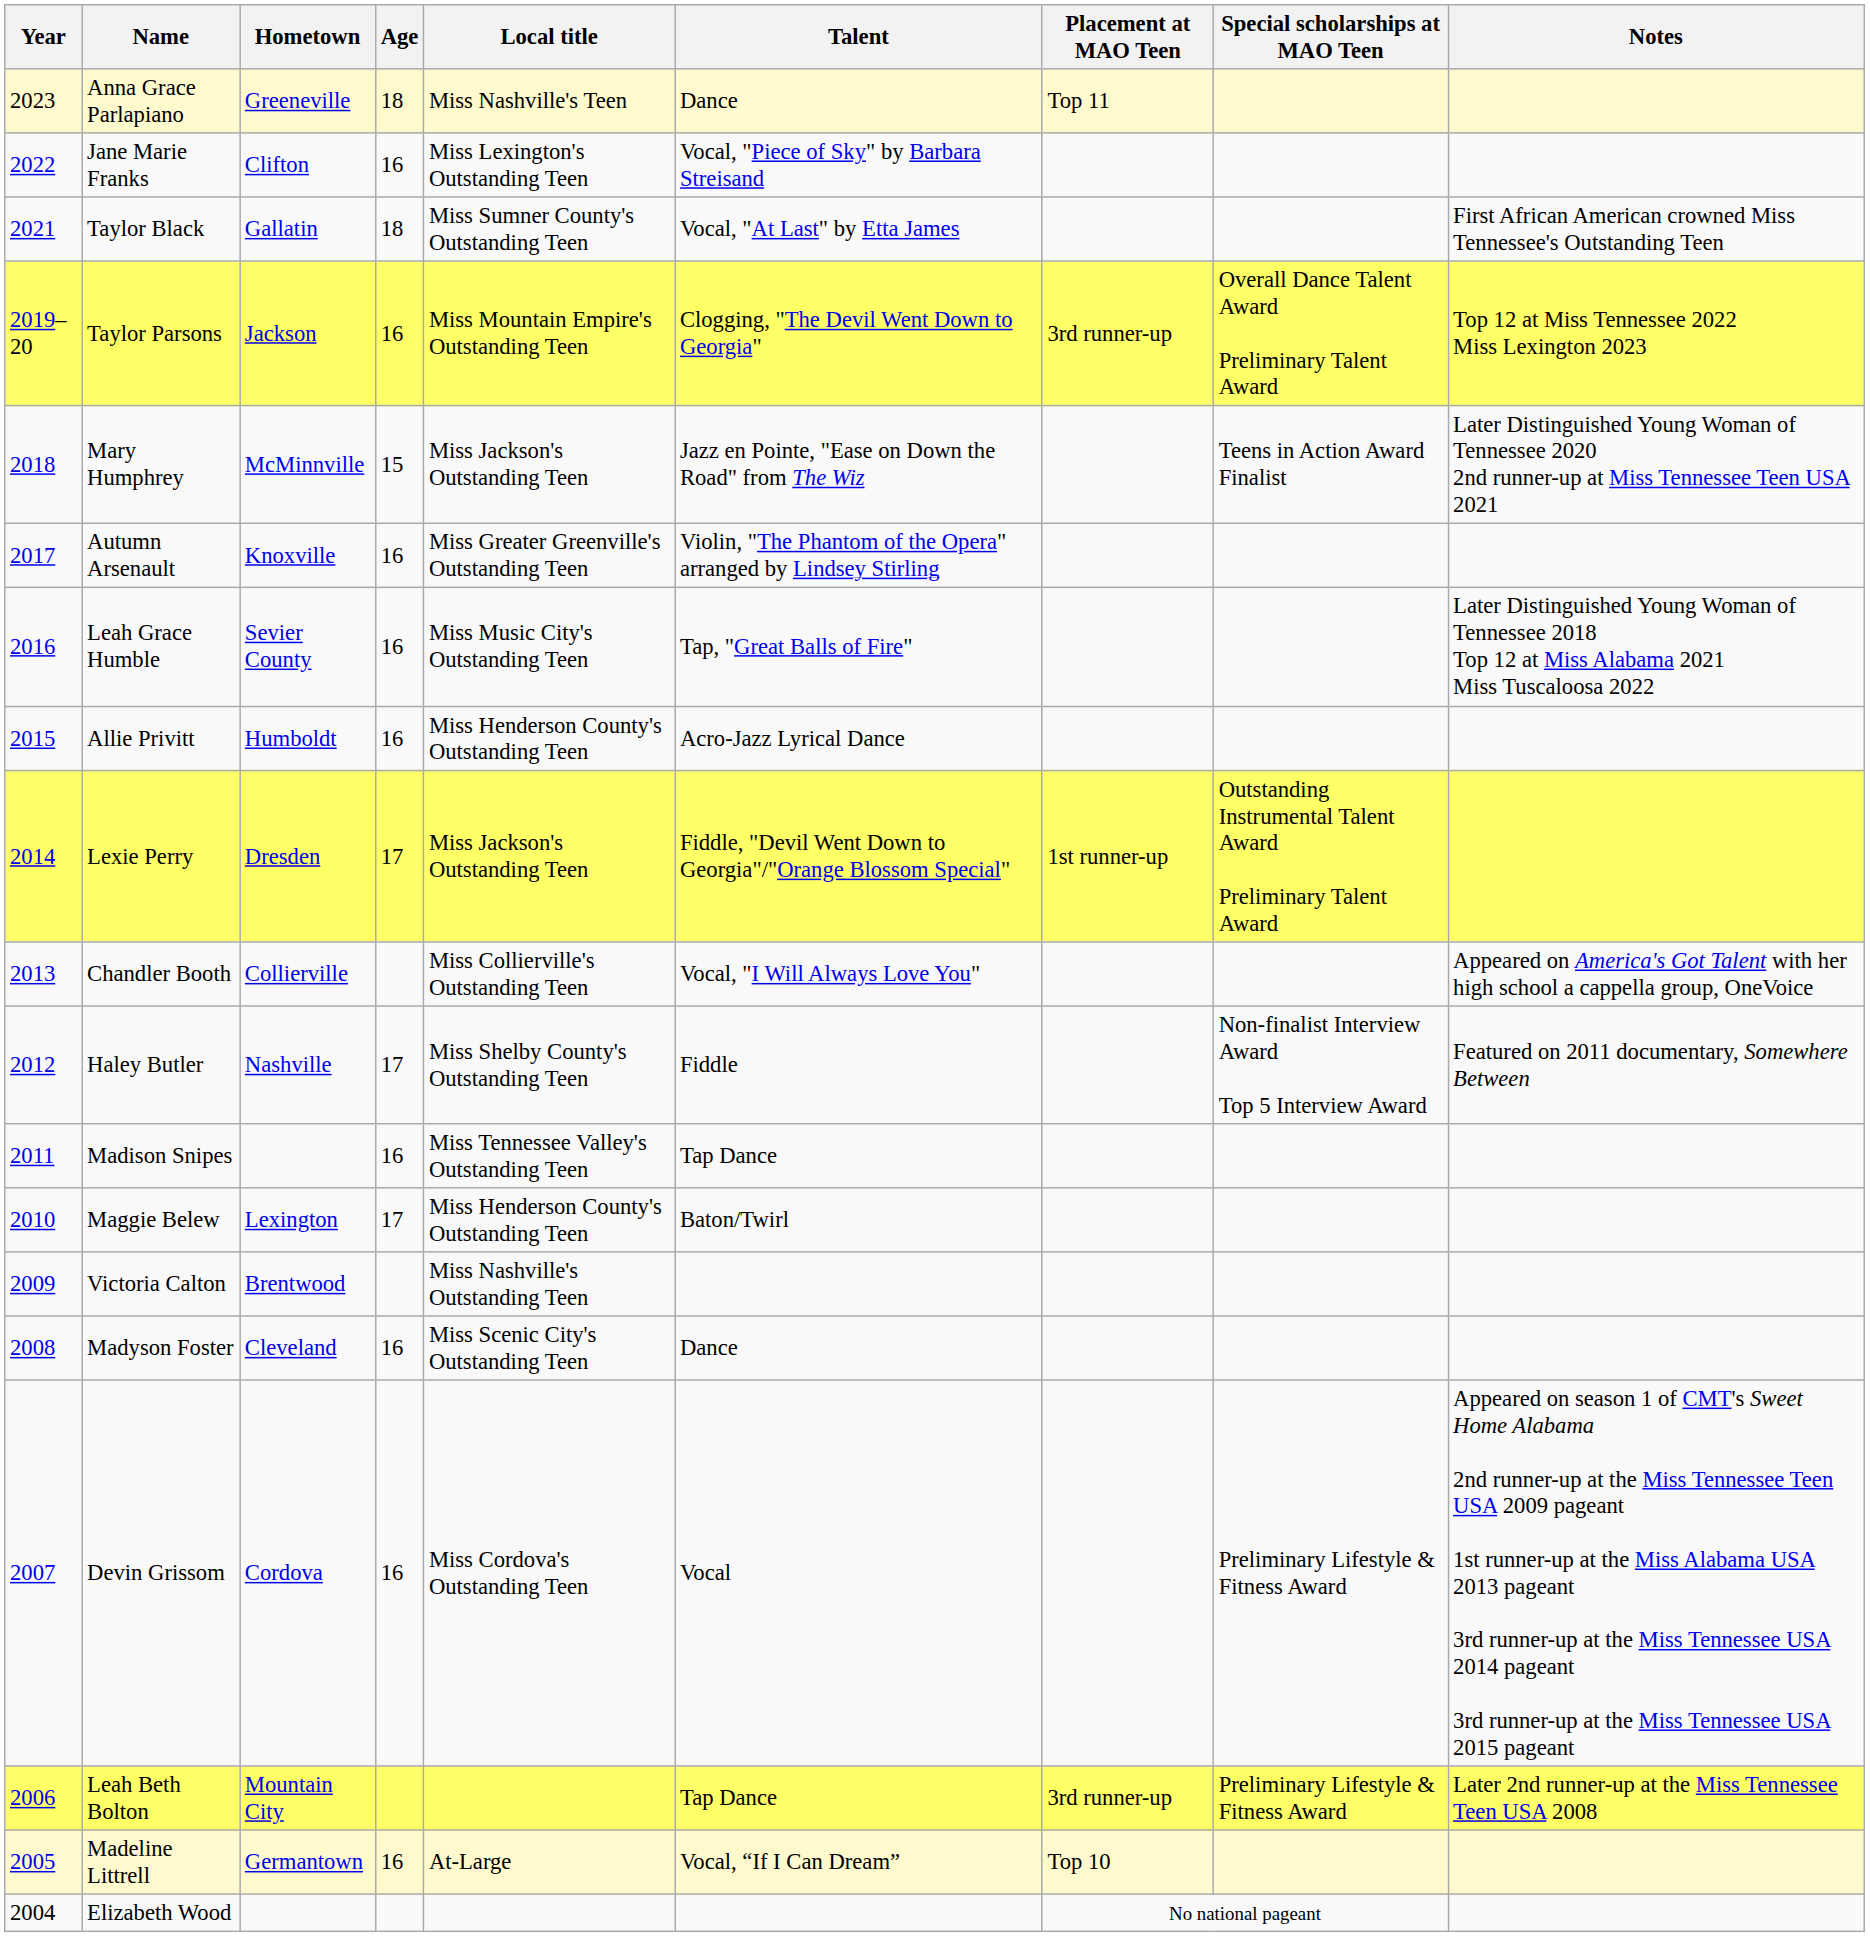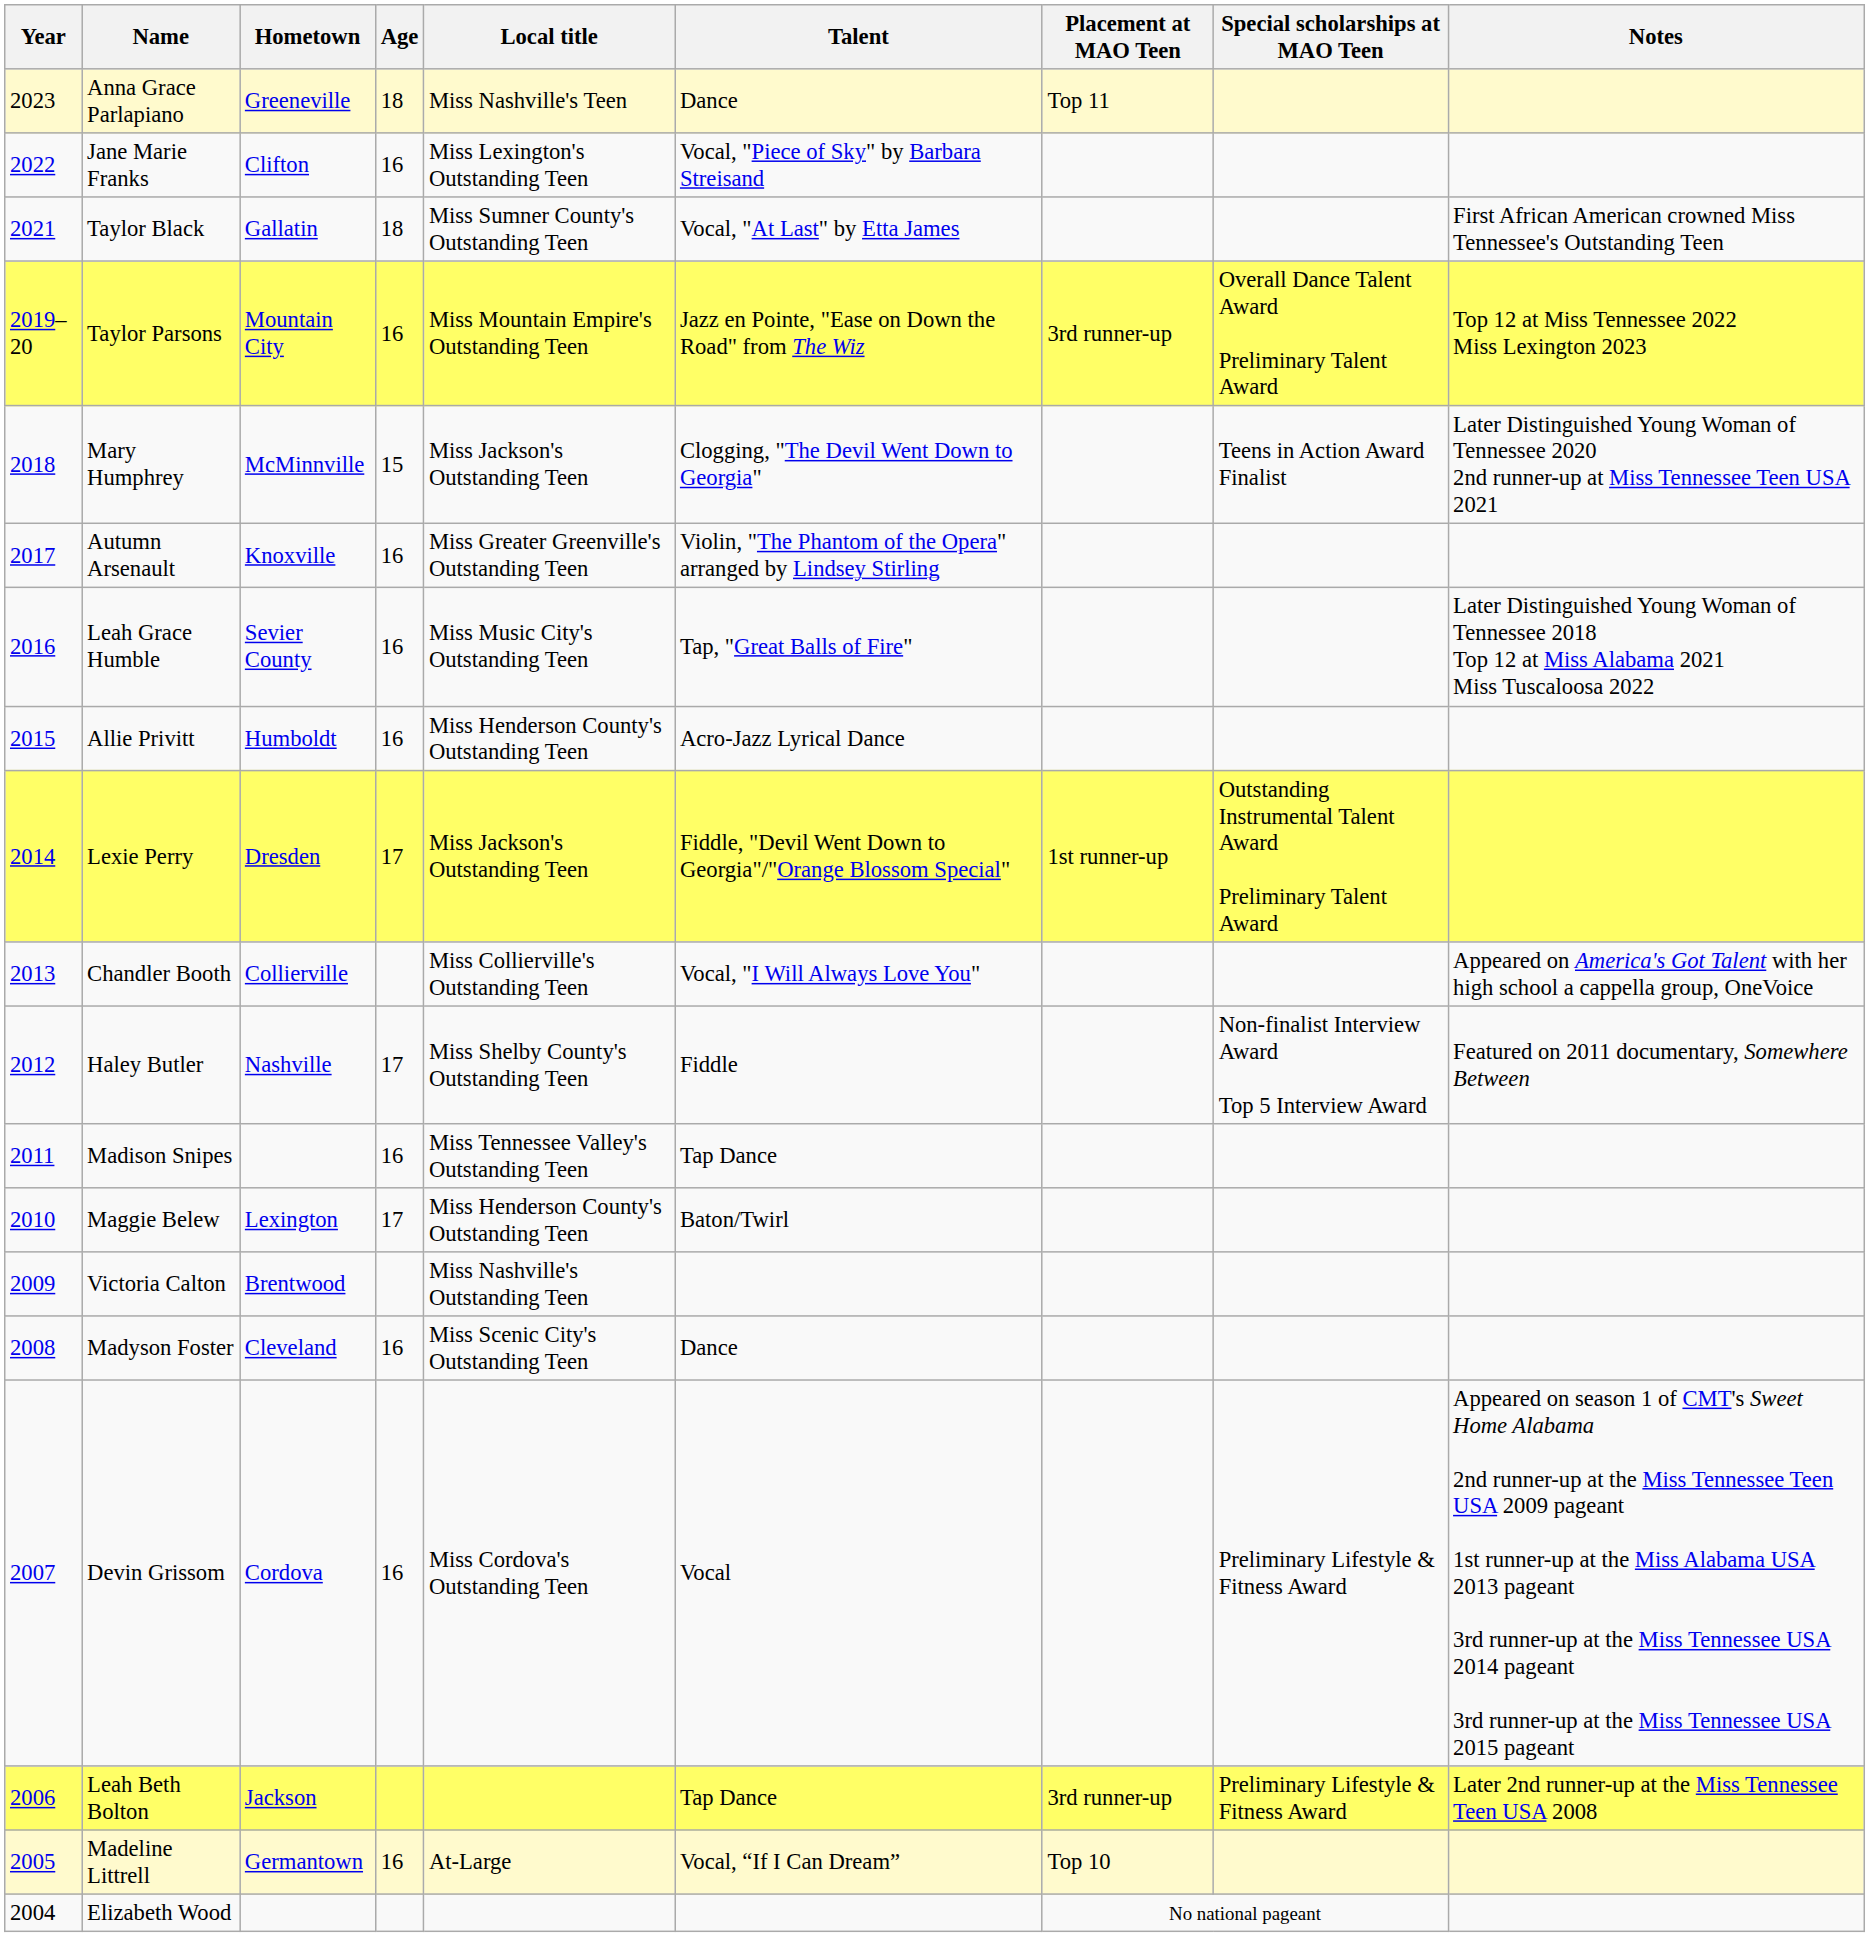(281, 333) Jackson -> (289, 333) Mountain City
(846, 333) Clogging, "The Devil Went Down to Georgia" -> (838, 333) Jazz en Pointe, "Ease on Down the Road" from The Wiz
(838, 464) Jazz en Pointe, "Ease on Down the Road" from The Wiz -> (846, 464) Clogging, "The Devil Went Down to Georgia"
(289, 1798) Mountain City -> (281, 1798) Jackson
